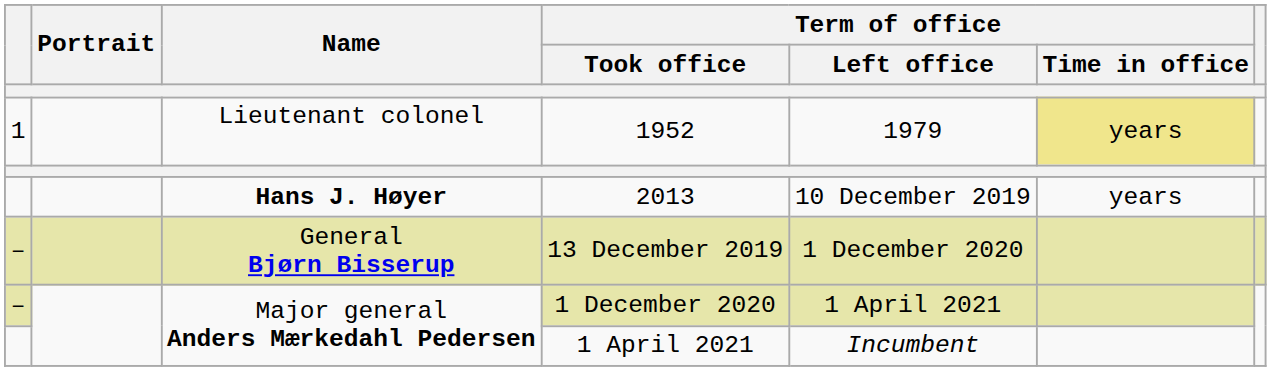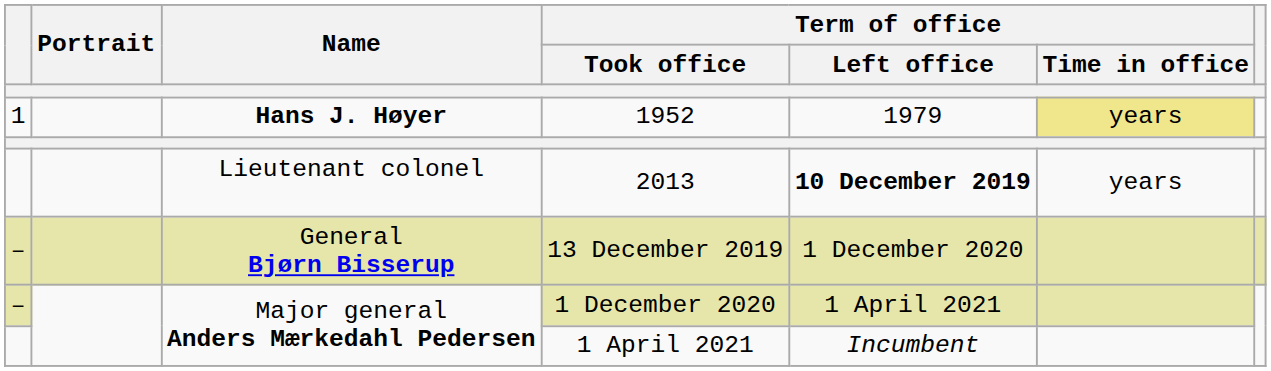(351, 117) Lieutenant colonel -> (351, 117) Hans J. Høyer
(351, 197) Hans J. Høyer -> (351, 168) Lieutenant colonel
(913, 197) normal -> (913, 183) bold
